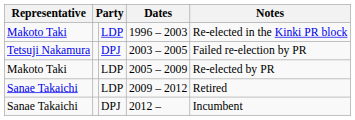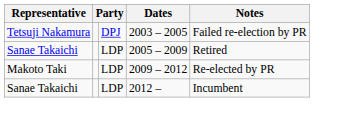- row: (158, 32)
(37, 69) Makoto Taki -> (42, 50) Sanae Takaichi
(234, 69) Re-elected by PR -> (210, 50) Retired
(42, 87) Sanae Takaichi -> (37, 69) Makoto Taki
(210, 87) Retired -> (234, 69) Re-elected by PR
(111, 106) DPJ -> (112, 87) LDP
